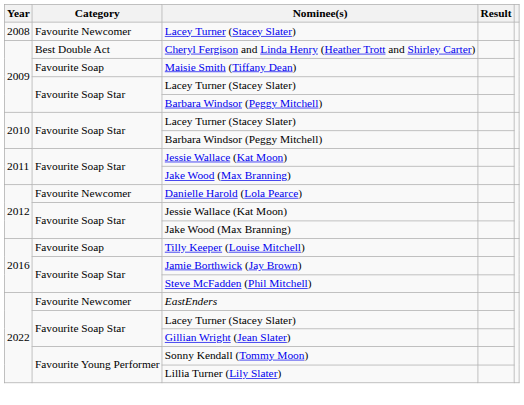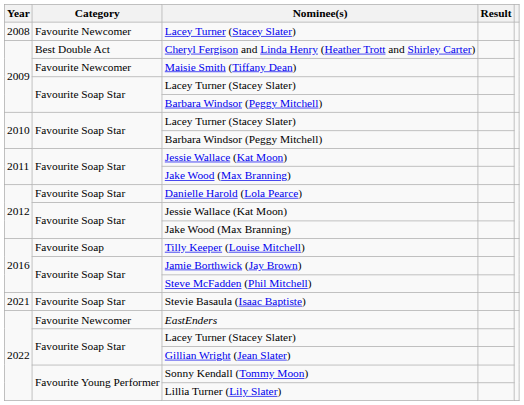(69, 67) Favourite Soap -> (83, 67) Favourite Newcomer
(83, 193) Favourite Newcomer -> (80, 193) Favourite Soap Star
+ row: (18, 301)
